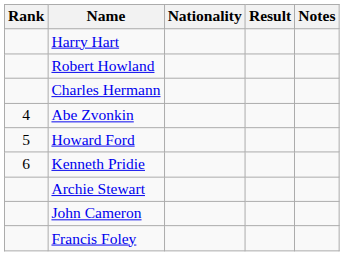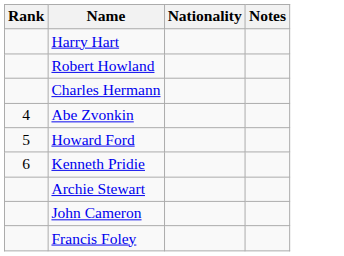- column: (270, 16)
